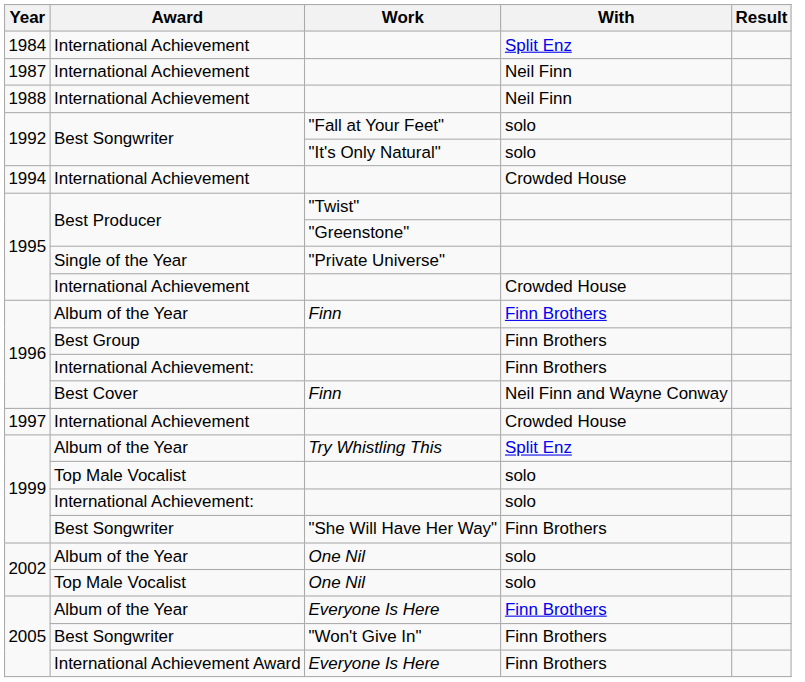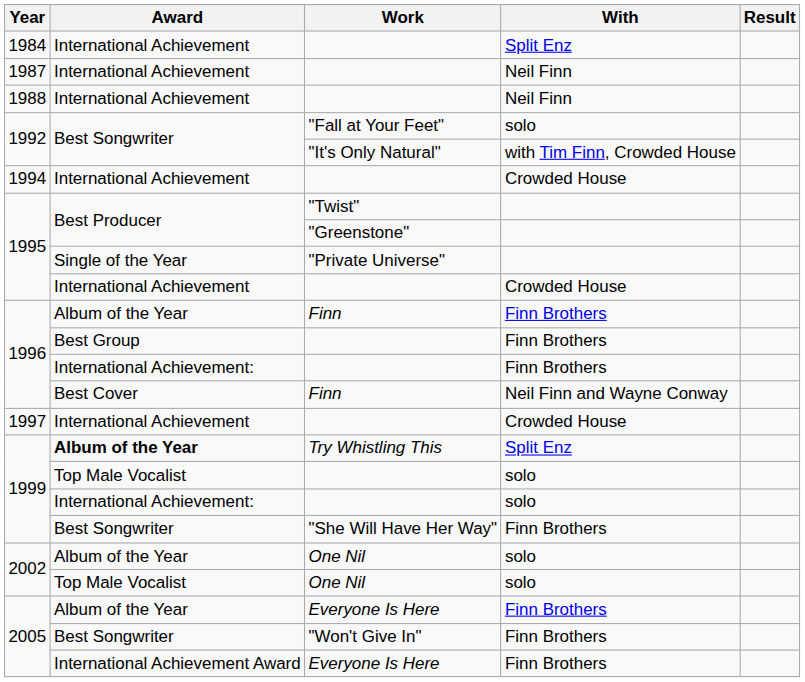(520, 152) solo -> (620, 152) with Tim Finn, Crowded House
(121, 448) normal -> (126, 448) bold
